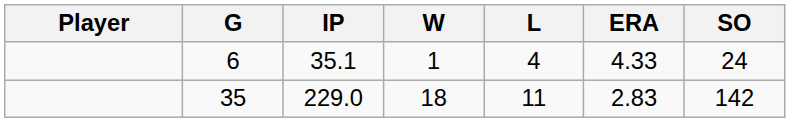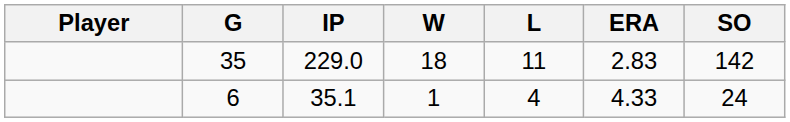rows swapped: (233, 98) <-> (233, 60)
